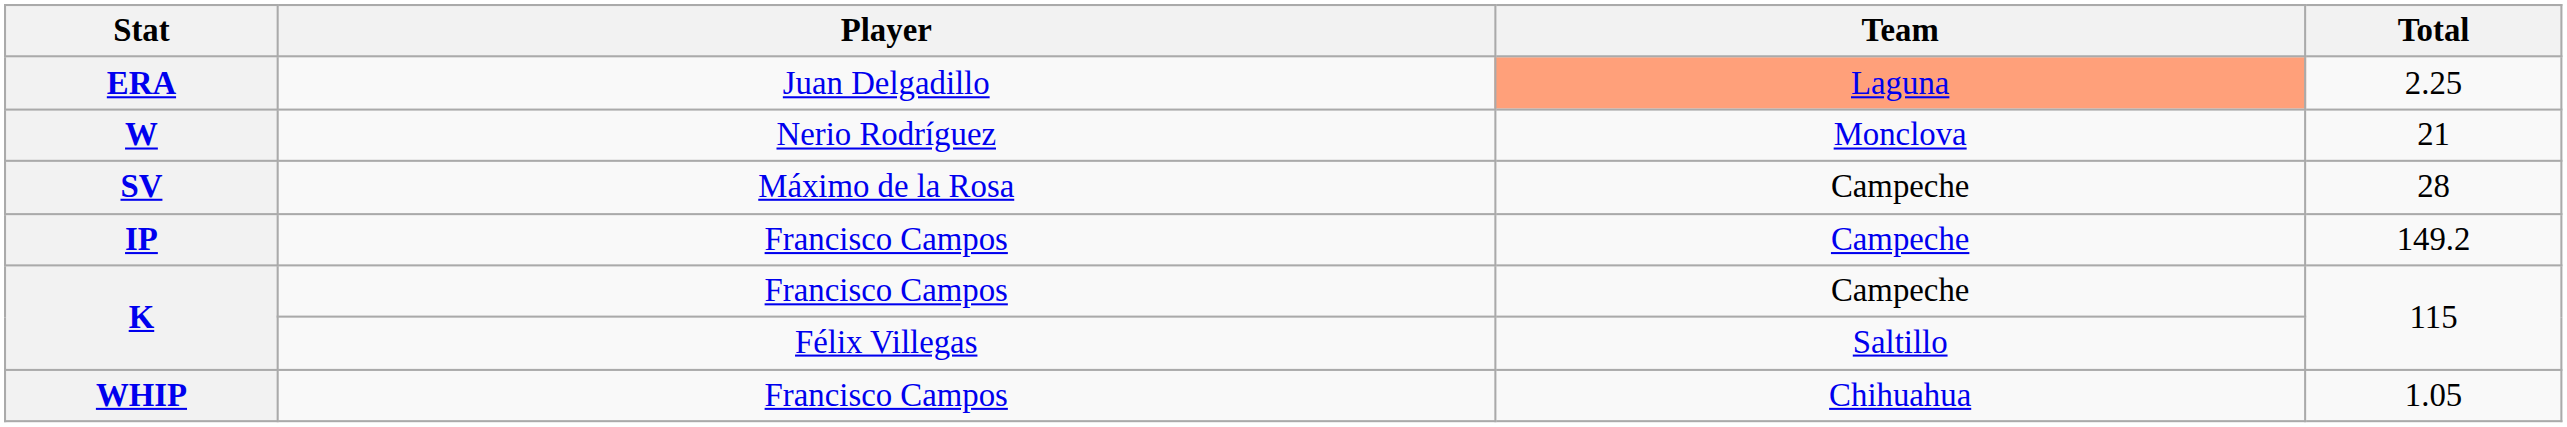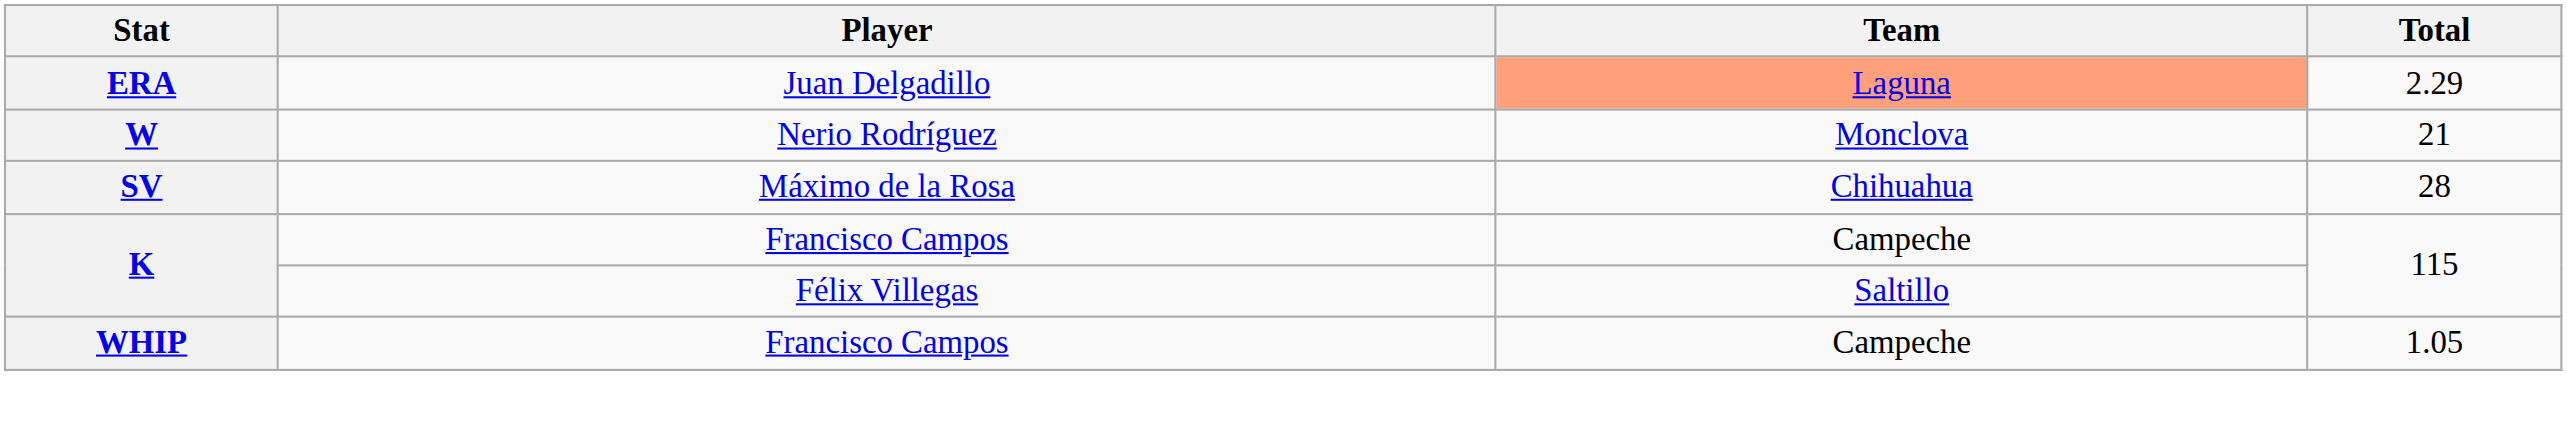(2434, 82) 2.25 -> (2434, 82) 2.29
(1900, 186) Campeche -> (1902, 186) Chihuahua
- row: (141, 238)
(1900, 394) Chihuahua -> (1902, 342) Campeche
